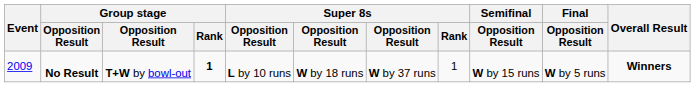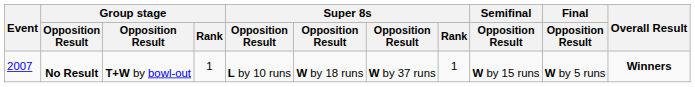(20, 67) 2009 -> (20, 67) 2007
(209, 67) bold -> (209, 67) normal
